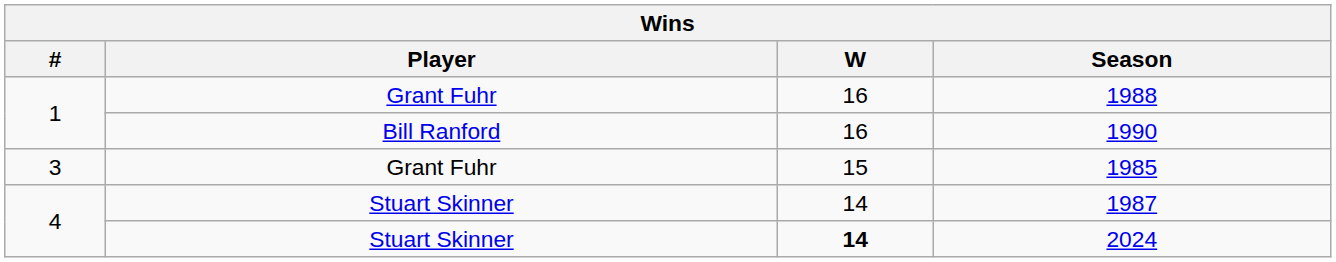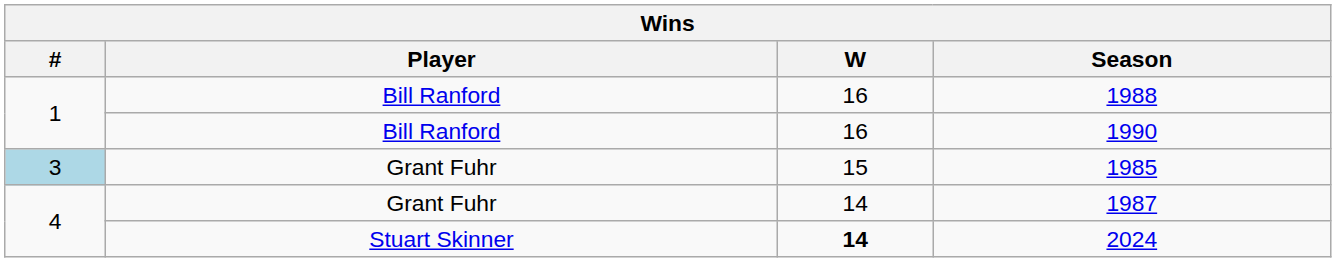(441, 95) Grant Fuhr -> (441, 95) Bill Ranford
(55, 167) no background -> (55, 167) lightblue background
(441, 203) Stuart Skinner -> (441, 203) Grant Fuhr
